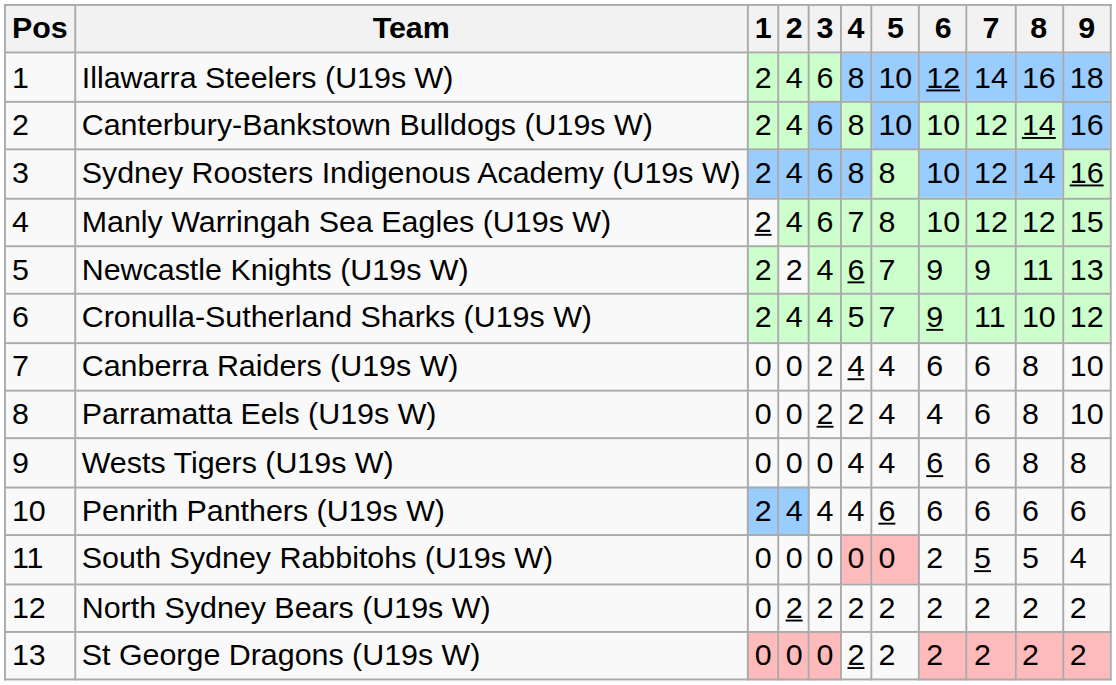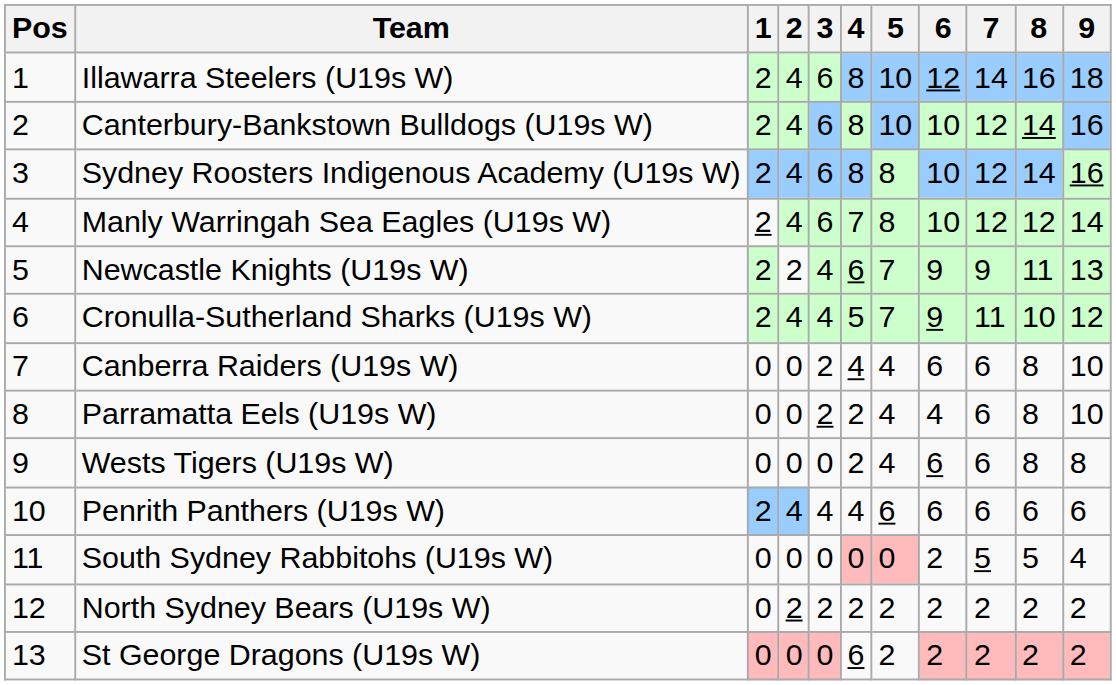(1087, 221) 15 -> (1087, 221) 14
(856, 462) 4 -> (856, 462) 2
(856, 655) 2 -> (856, 655) 6
